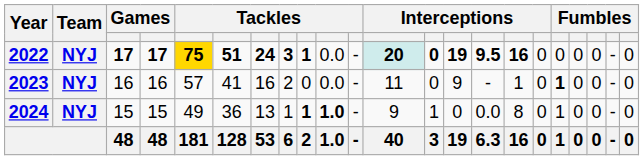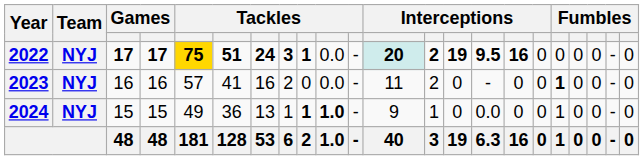(434, 55) 0 -> (434, 55) 2
(434, 83) 0 -> (434, 83) 2
(457, 83) 9 -> (457, 83) 0
(519, 83) 1 -> (519, 83) 0
(519, 112) 8 -> (519, 112) 0
